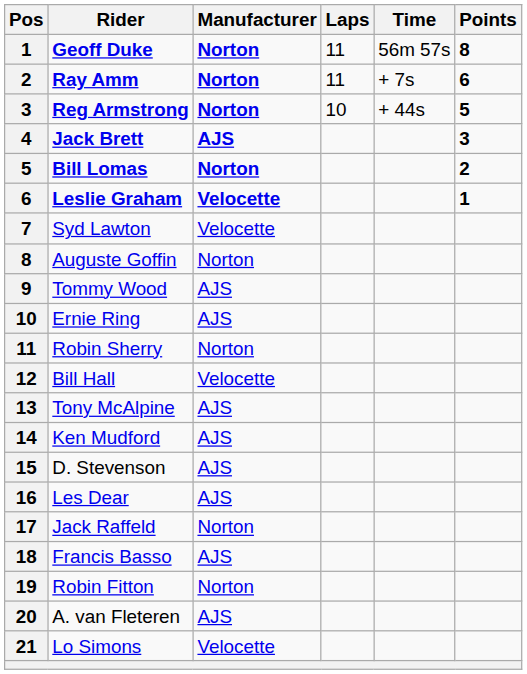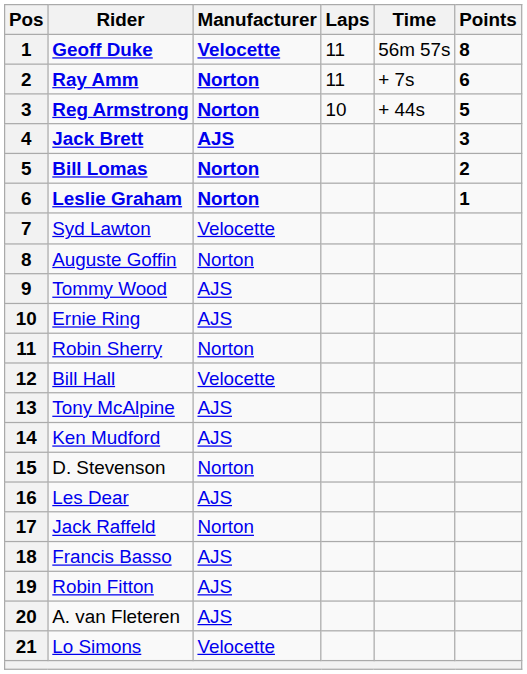(228, 50) Norton -> (239, 50) Velocette
(239, 199) Velocette -> (228, 199) Norton
(215, 467) AJS -> (226, 467) Norton
(226, 587) Norton -> (215, 587) AJS
